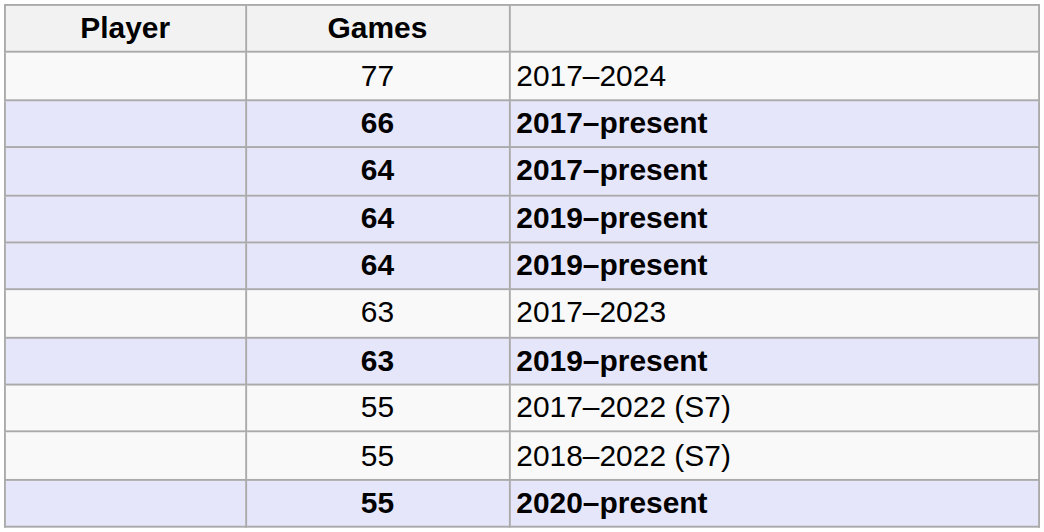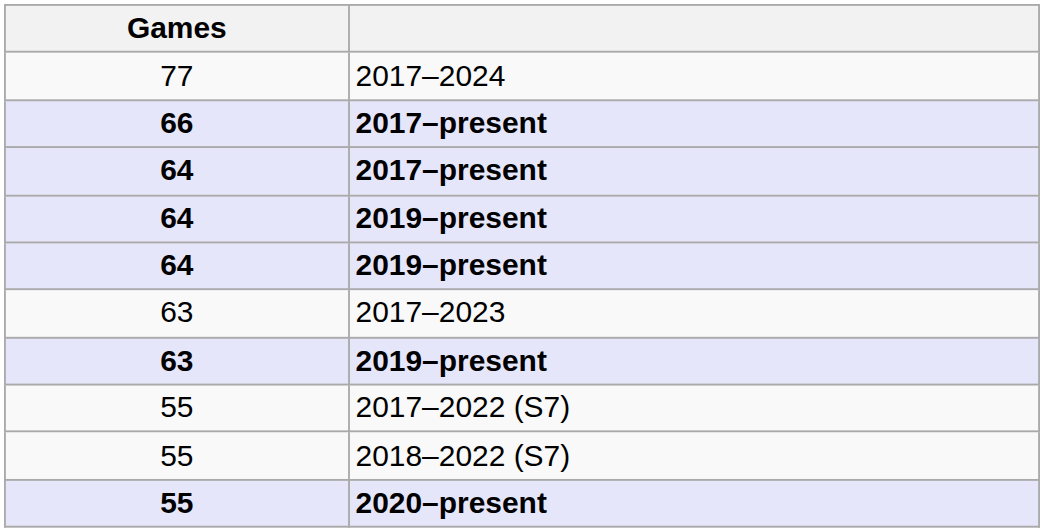- column: (125, 28)
